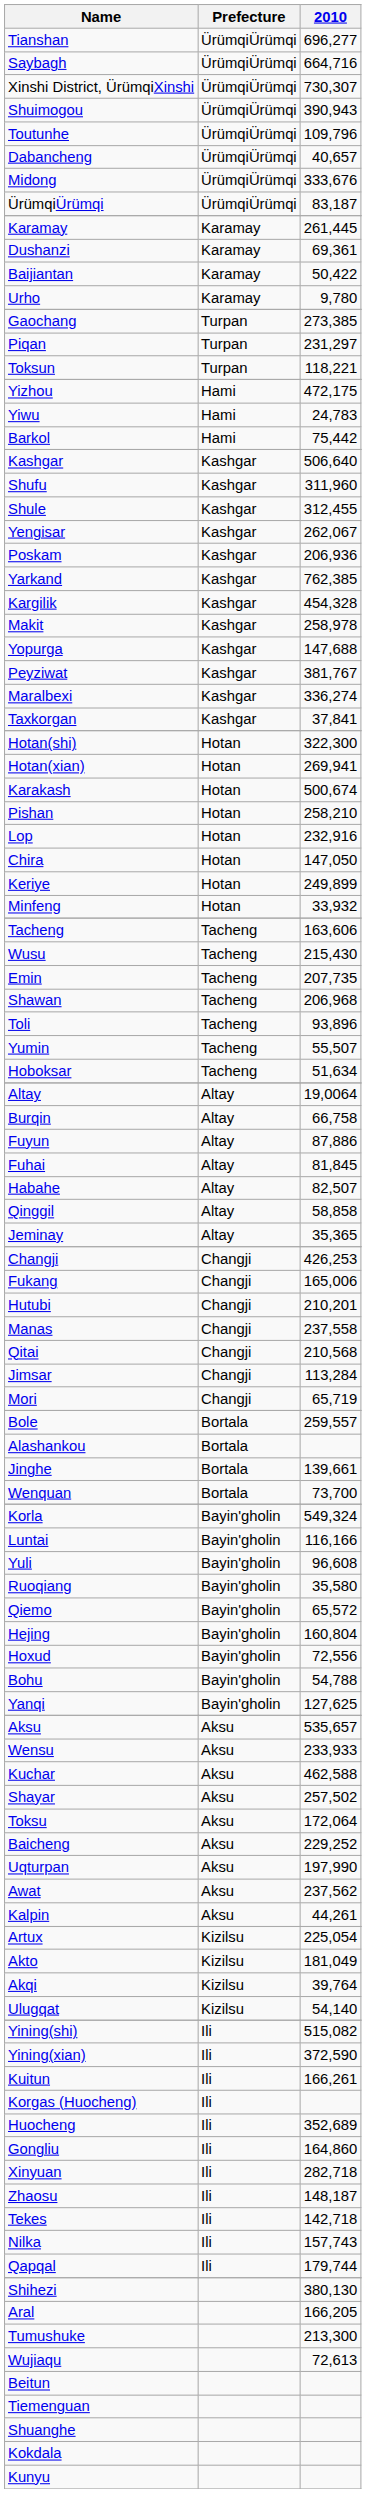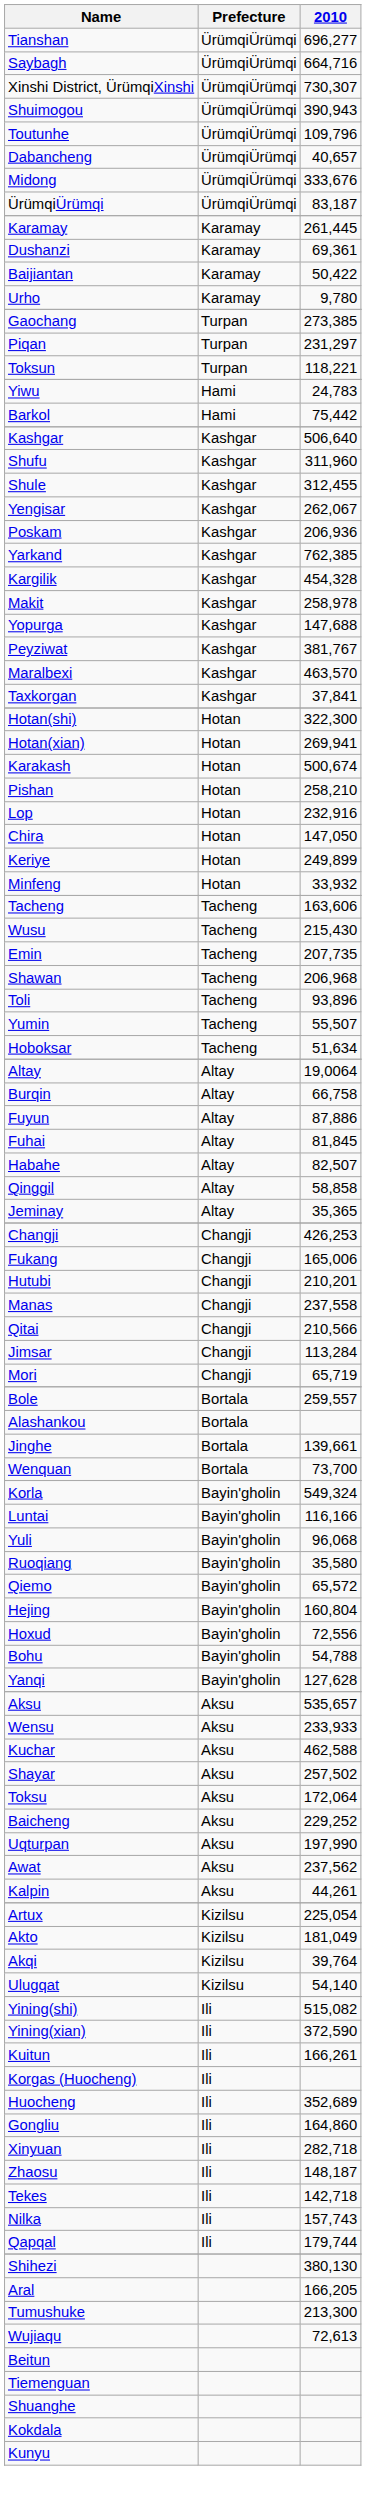- row: (30, 392)
(330, 696) 336,274 -> (330, 673) 463,570
(330, 1352) 210,568 -> (330, 1329) 210,566
(335, 1563) 96,608 -> (335, 1540) 96,068
(330, 1704) 127,625 -> (330, 1680) 127,628
